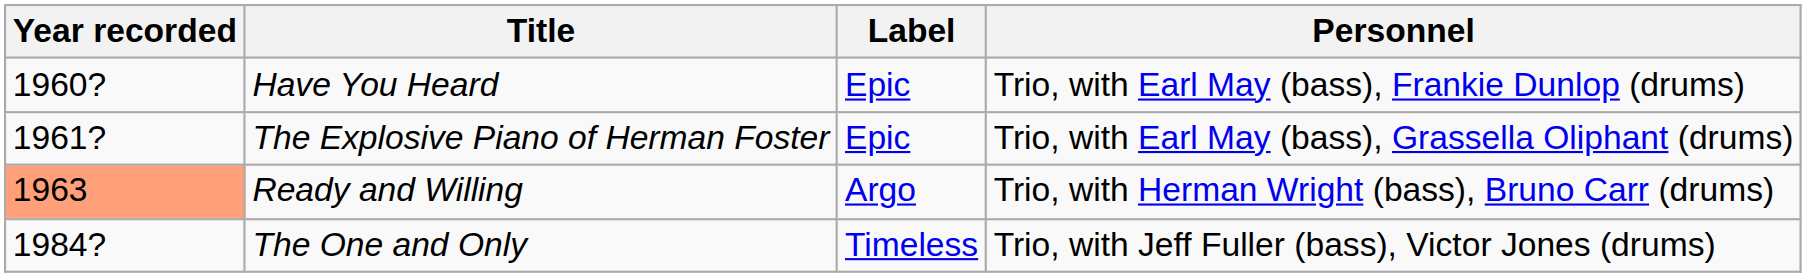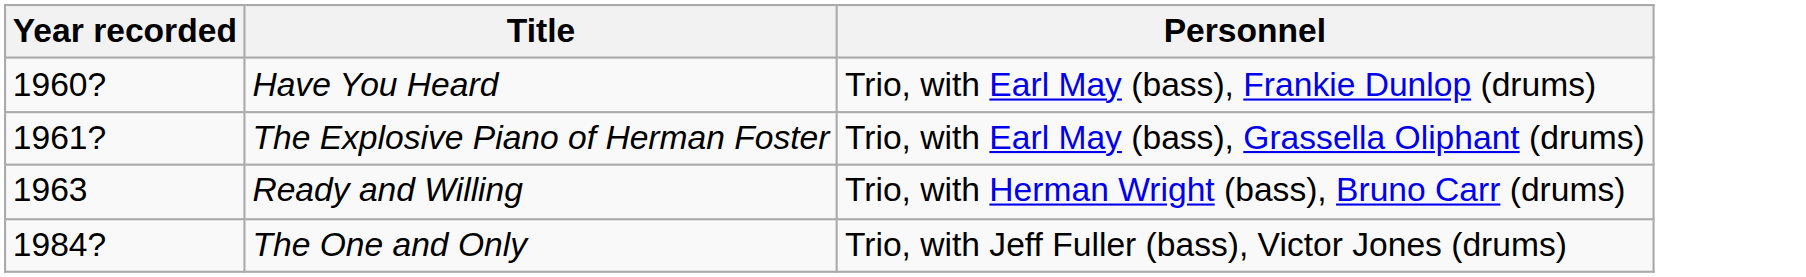- column: (912, 31)
(50, 191) lightsalmon background -> (50, 191) no background
